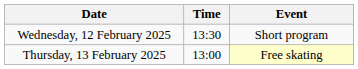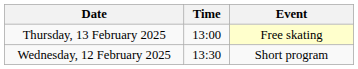rows swapped: (94, 34) <-> (94, 54)
